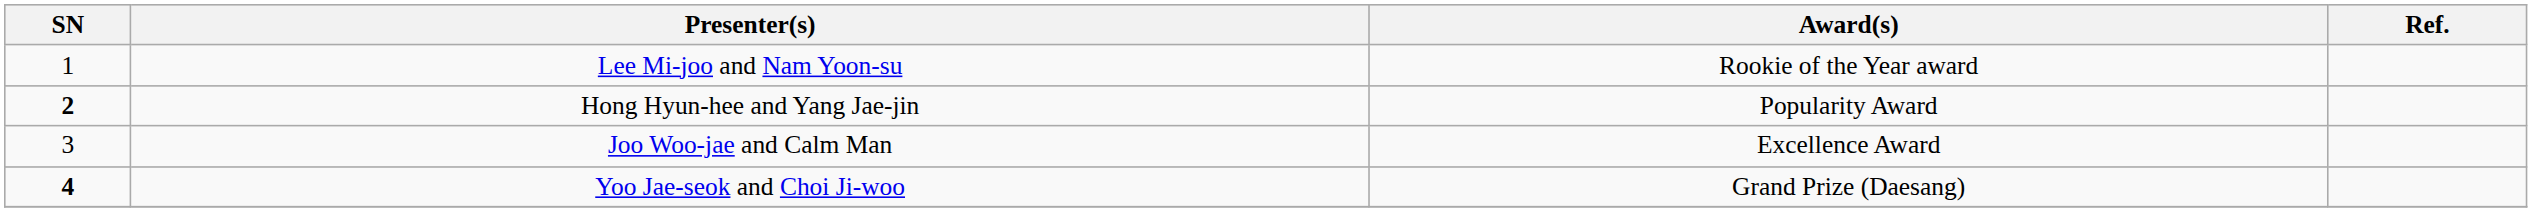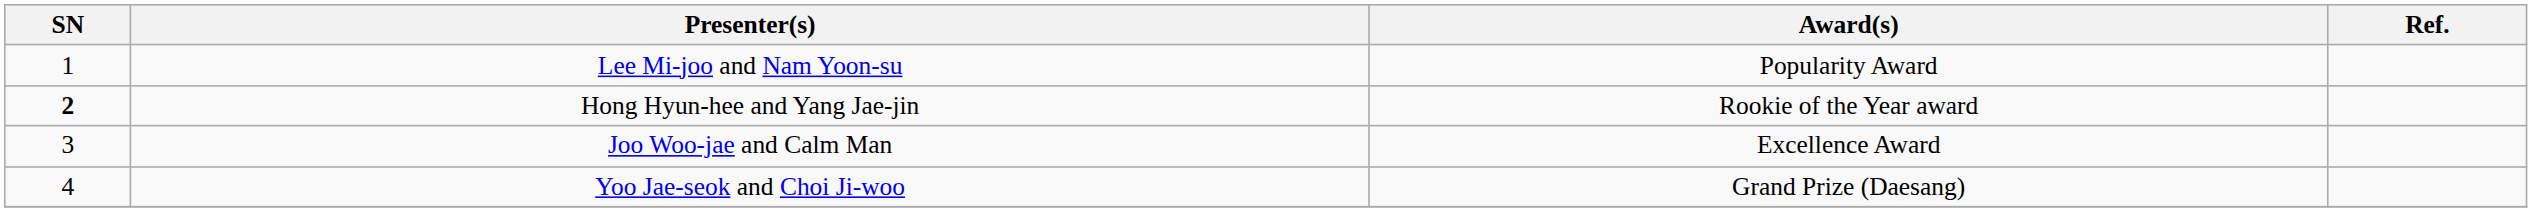(1849, 65) Rookie of the Year award -> (1849, 65) Popularity Award
(1849, 105) Popularity Award -> (1849, 105) Rookie of the Year award
(68, 186) bold -> (68, 186) normal
